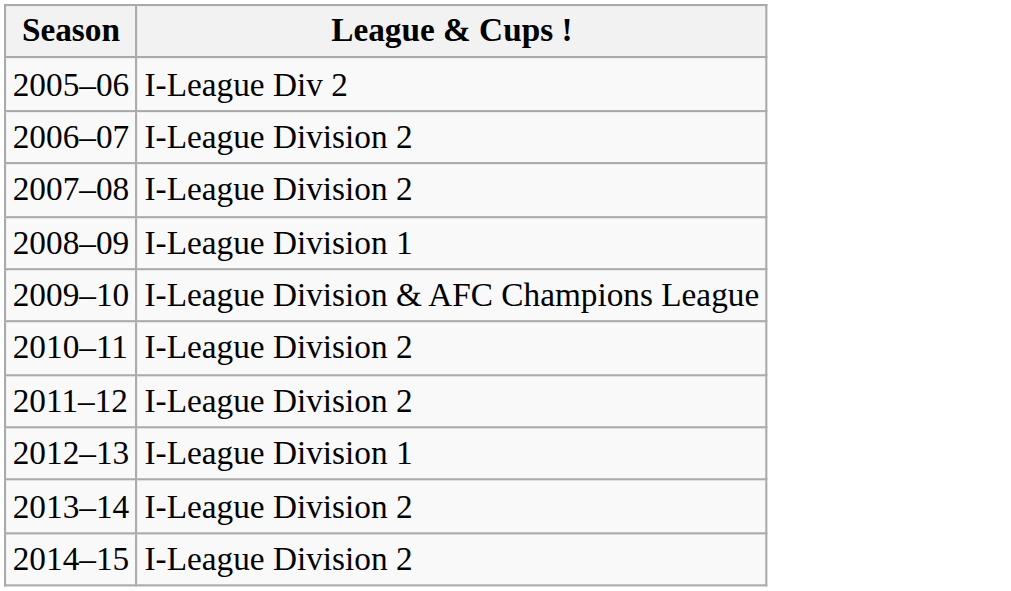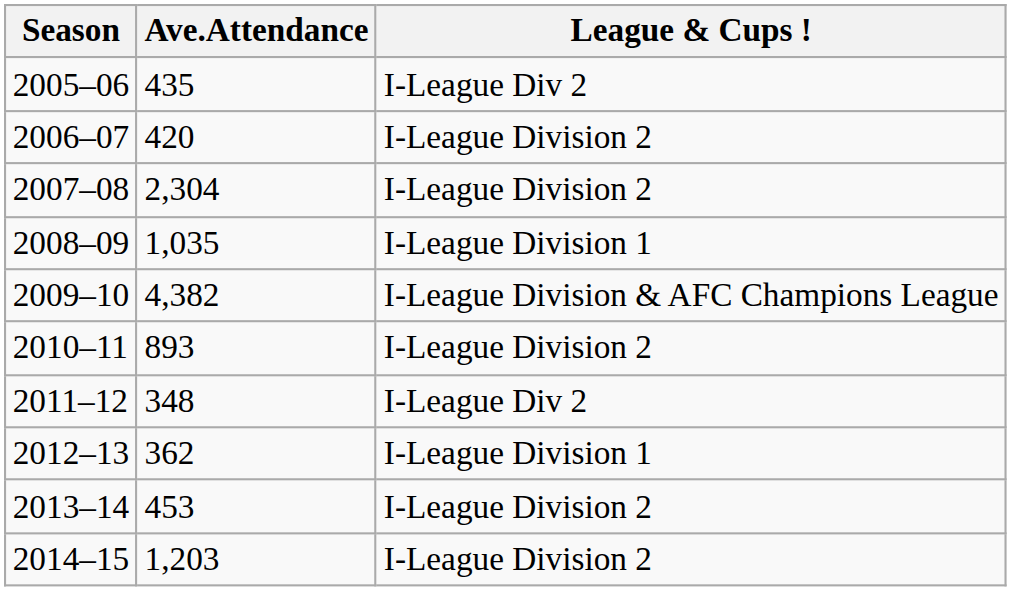+ column: (257, 30)
(279, 400) I-League Division 2 -> (486, 400) I-League Div 2
